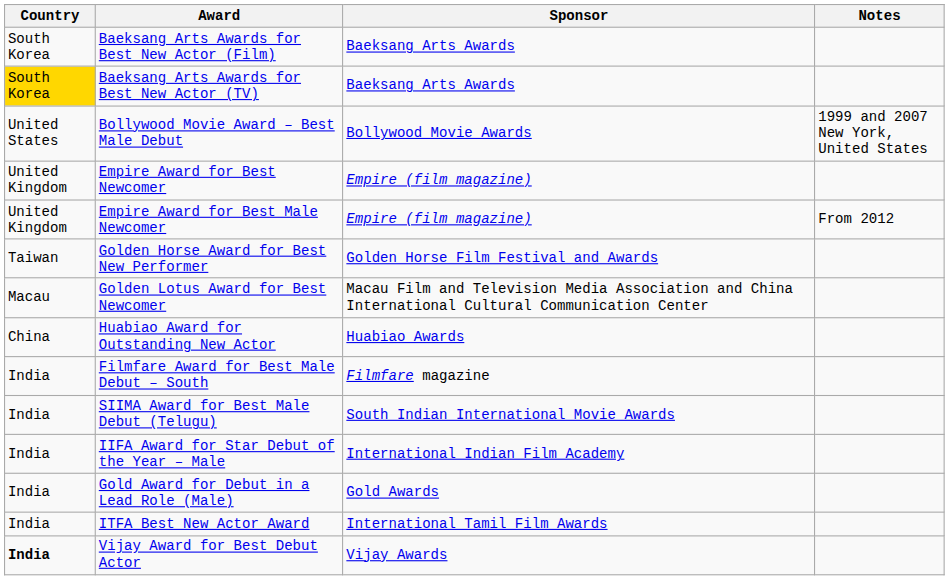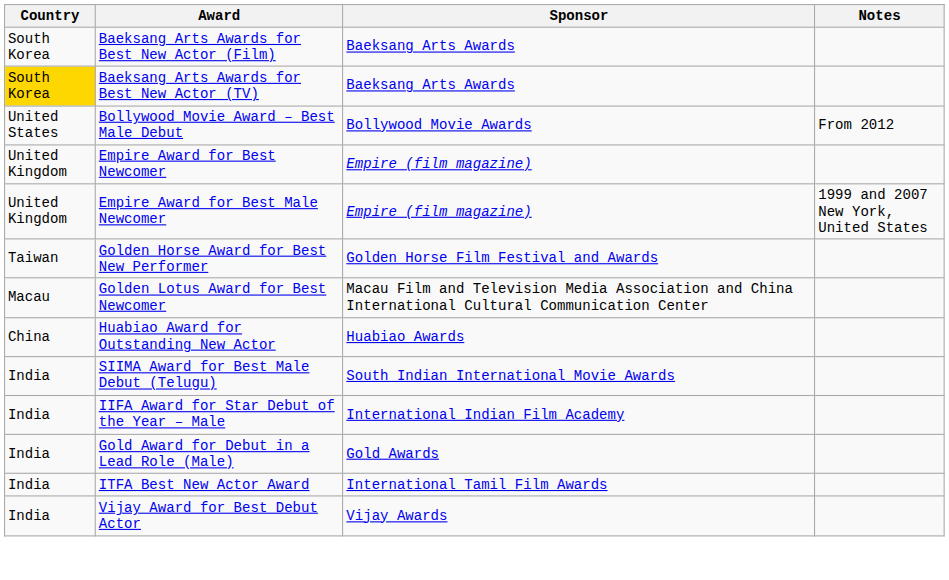(873, 133) 1999 and 2007 New York, United States -> (856, 125) From 2012
(856, 219) From 2012 -> (873, 211) 1999 and 2007 New York, United States
- row: (217, 376)
(29, 555) bold -> (29, 516) normal
